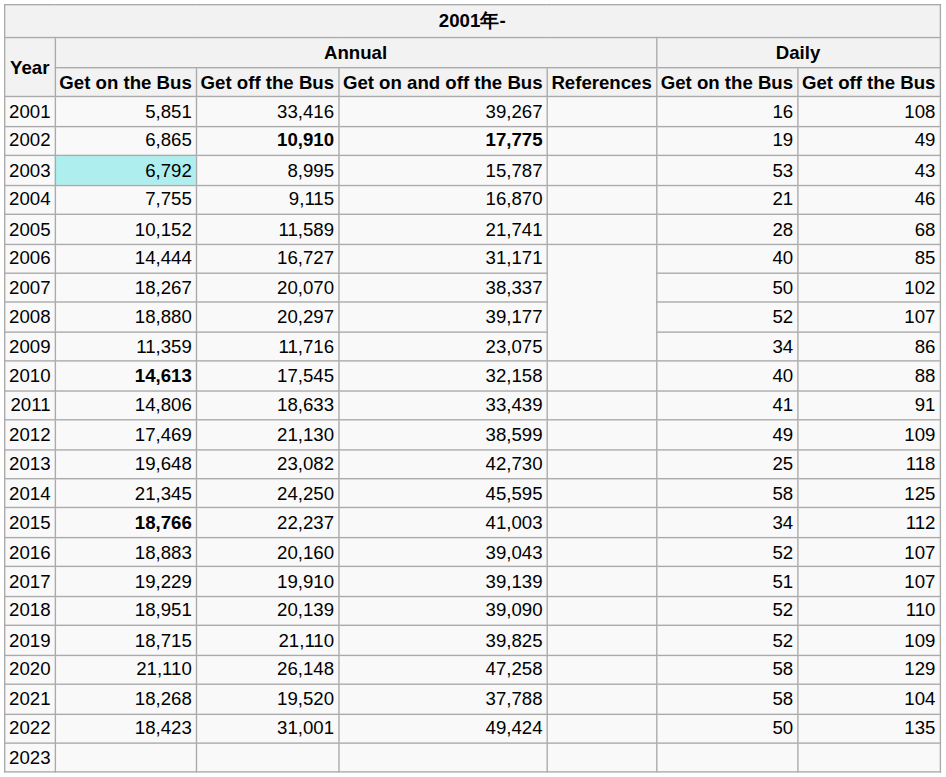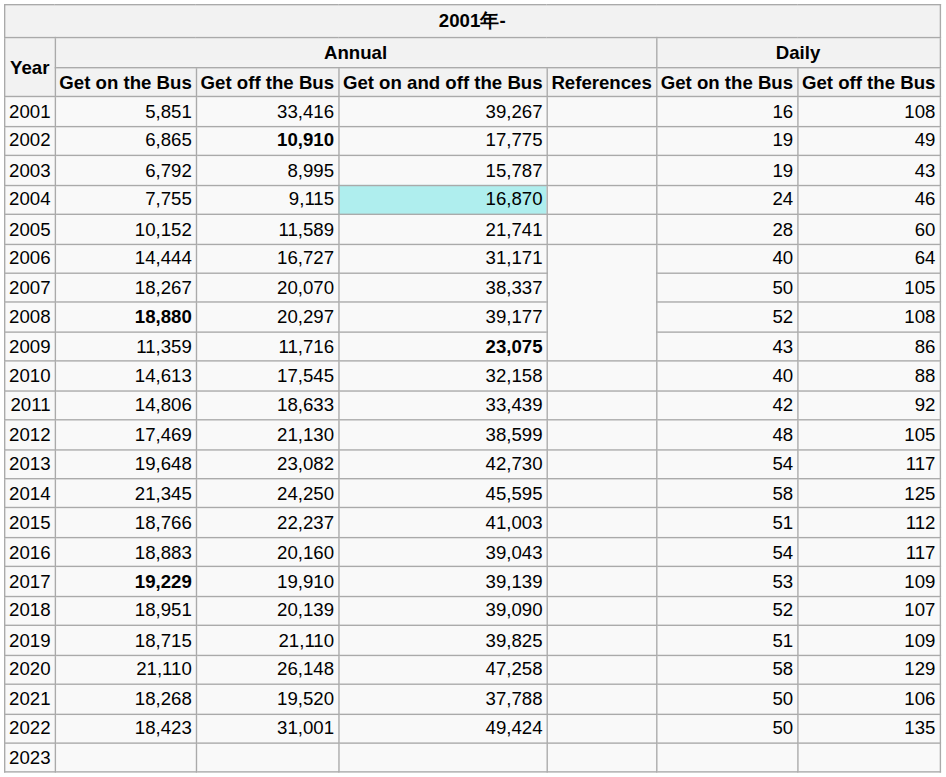(514, 141) bold -> (514, 141) normal
(168, 170) paleturquoise background -> (168, 170) no background
(783, 170) 53 -> (783, 170) 19
(514, 199) no background -> (514, 199) paleturquoise background
(783, 199) 21 -> (783, 199) 24
(925, 229) 68 -> (925, 229) 60
(925, 258) 85 -> (925, 258) 64
(920, 287) 102 -> (920, 287) 105
(163, 317) normal -> (163, 317) bold
(920, 317) 107 -> (920, 317) 108
(514, 346) normal -> (514, 346) bold
(783, 346) 34 -> (783, 346) 43
(163, 376) bold -> (163, 376) normal
(783, 405) 41 -> (783, 405) 42
(925, 405) 91 -> (925, 405) 92
(783, 434) 49 -> (783, 434) 48
(920, 434) 109 -> (920, 434) 105
(783, 464) 25 -> (783, 464) 54
(921, 464) 118 -> (921, 464) 117
(163, 522) bold -> (163, 522) normal
(783, 522) 34 -> (783, 522) 51
(783, 552) 52 -> (783, 552) 54
(920, 552) 107 -> (921, 552) 117
(163, 581) normal -> (163, 581) bold
(783, 581) 51 -> (783, 581) 53
(920, 581) 107 -> (920, 581) 109
(921, 610) 110 -> (920, 610) 107
(783, 640) 52 -> (783, 640) 51
(783, 699) 58 -> (783, 699) 50
(920, 699) 104 -> (920, 699) 106
